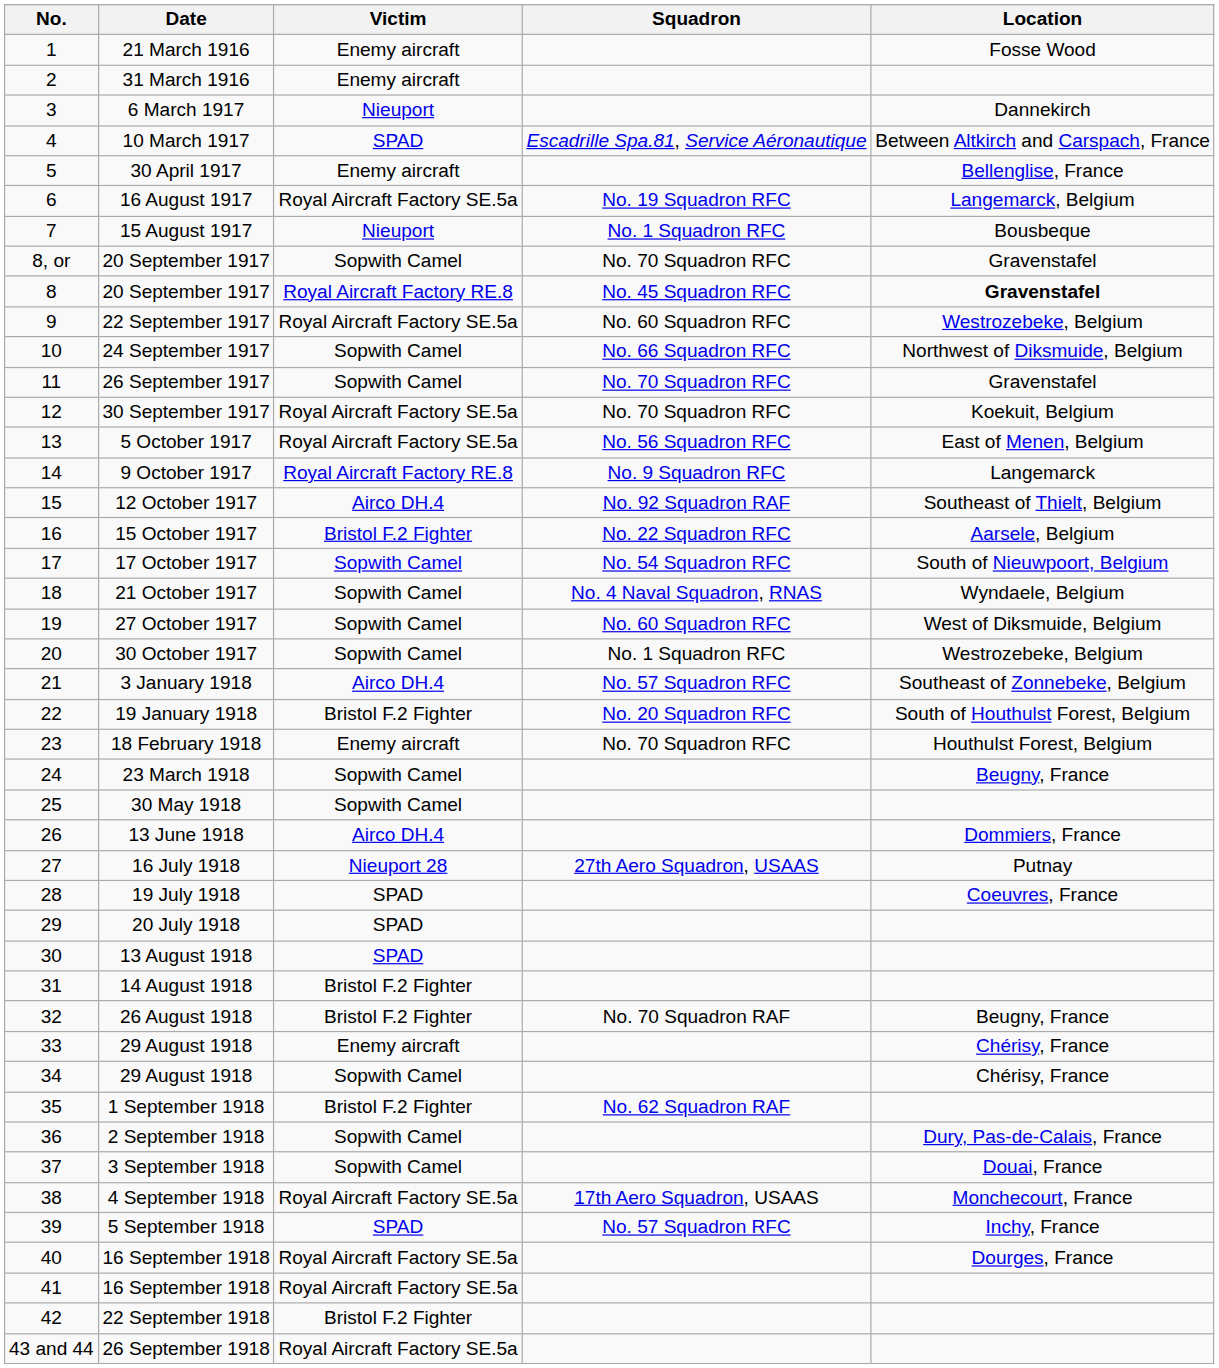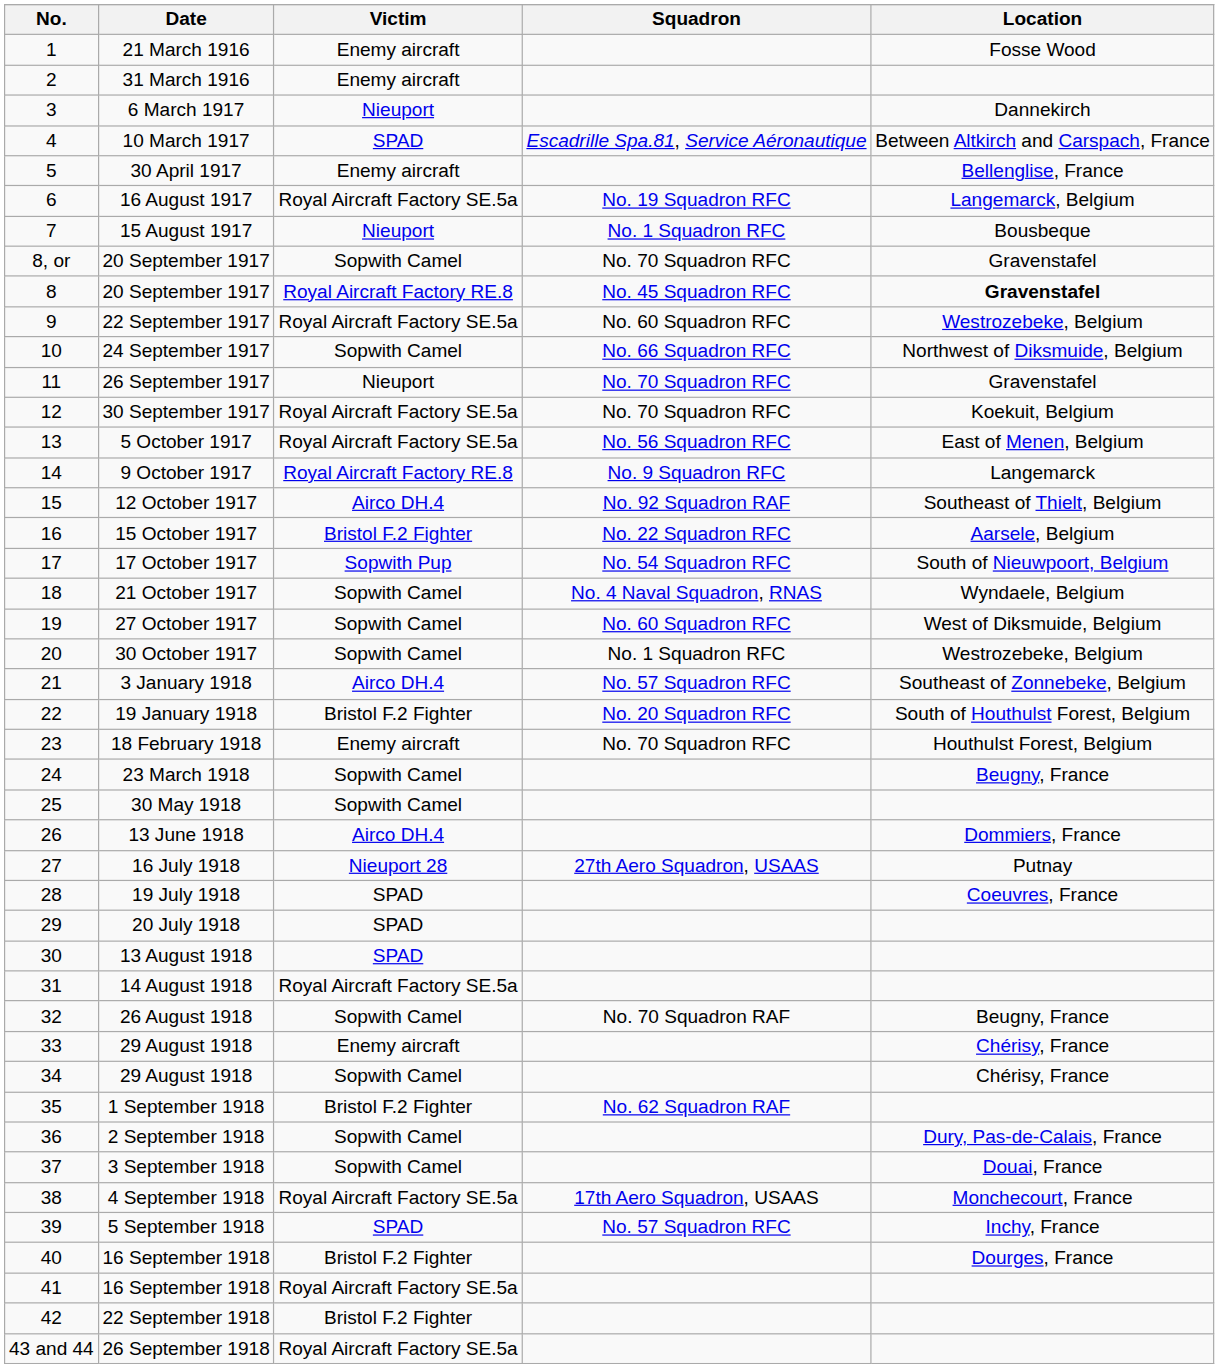(398, 381) Sopwith Camel -> (398, 381) Nieuport
(398, 563) Sopwith Camel -> (398, 563) Sopwith Pup
(398, 985) Bristol F.2 Fighter -> (398, 985) Royal Aircraft Factory SE.5a
(398, 1016) Bristol F.2 Fighter -> (398, 1016) Sopwith Camel
(398, 1257) Royal Aircraft Factory SE.5a -> (398, 1257) Bristol F.2 Fighter
